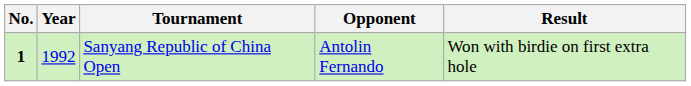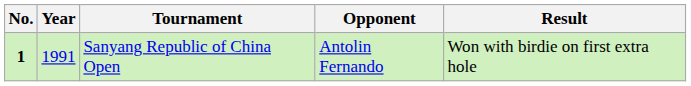(58, 56) 1992 -> (58, 56) 1991
